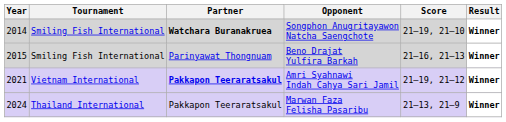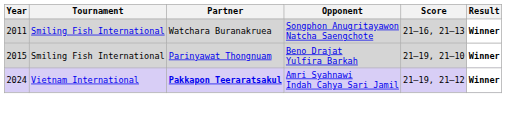(17, 31) 2014 -> (17, 31) 2011
(220, 31) bold -> (220, 31) normal
(434, 31) 21–19, 21–10 -> (434, 31) 21–16, 21–13
(434, 55) 21–16, 21–13 -> (434, 55) 21–19, 21–10
(17, 80) 2021 -> (17, 80) 2024
- row: (327, 104)
